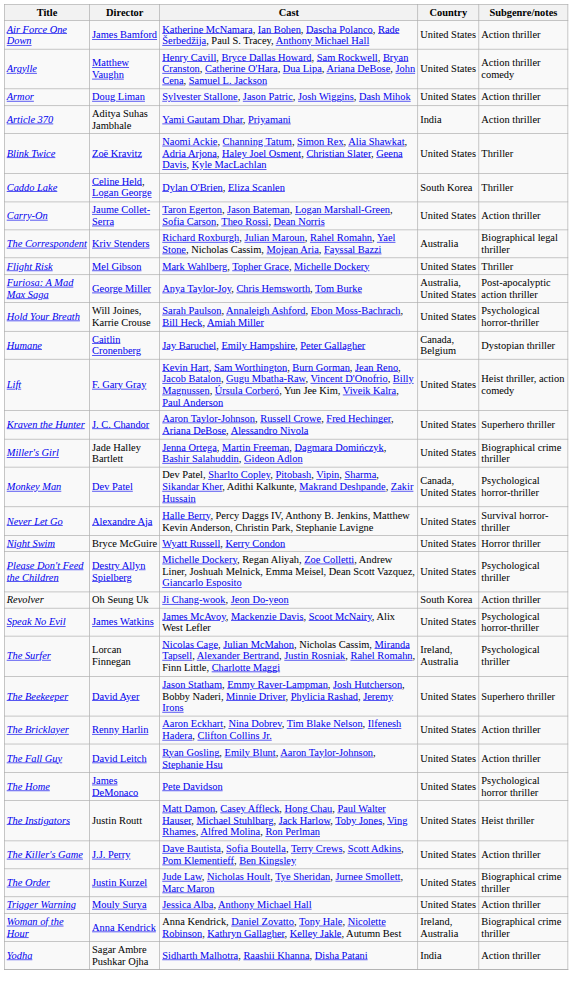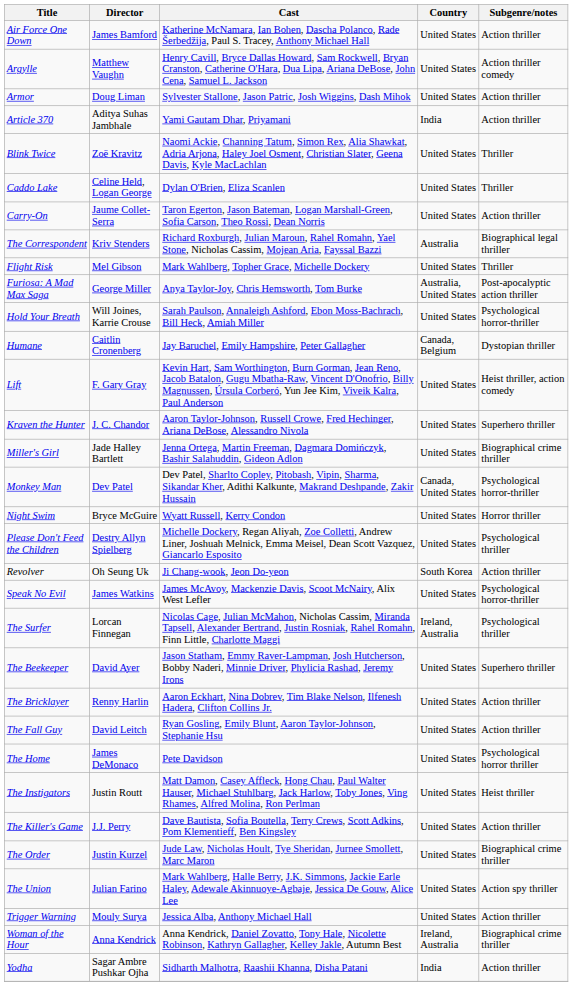(446, 187) South Korea -> (448, 187) United States
- row: (35, 521)
+ row: (29, 888)
